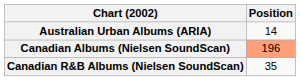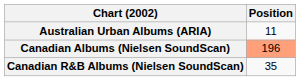(271, 31) 14 -> (271, 31) 11
